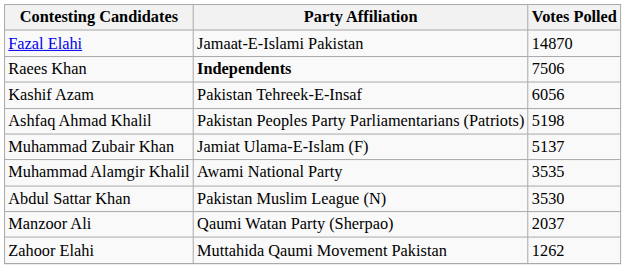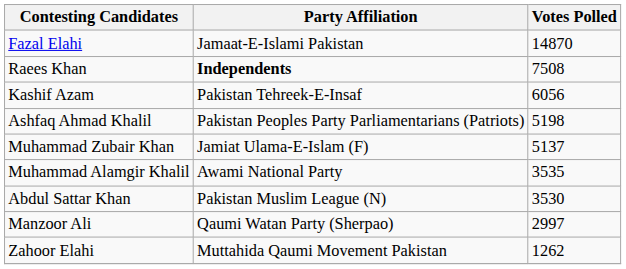(548, 69) 7506 -> (548, 69) 7508
(548, 224) 2037 -> (548, 224) 2997
